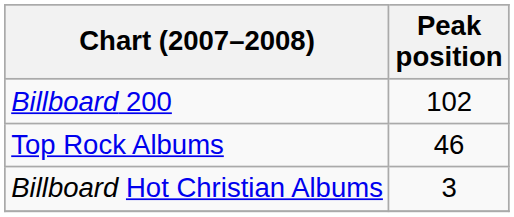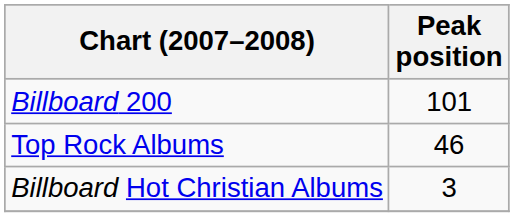(449, 100) 102 -> (449, 100) 101
